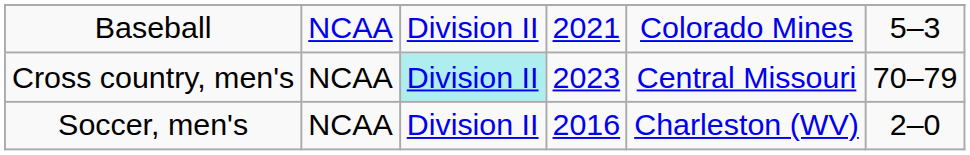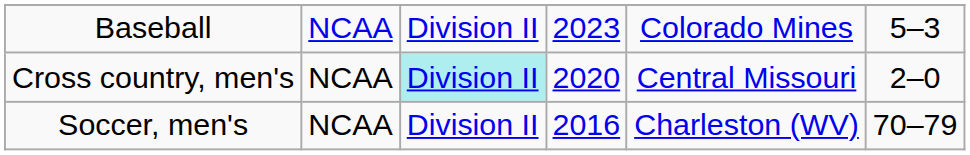(586, 28) 2021 -> (586, 28) 2023
(586, 76) 2023 -> (586, 76) 2020
(915, 76) 70–79 -> (915, 76) 2–0
(915, 125) 2–0 -> (915, 125) 70–79
